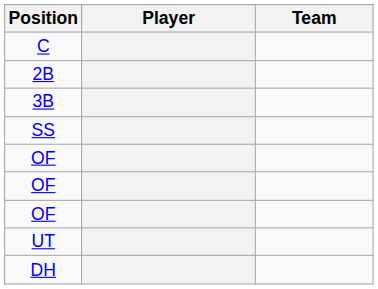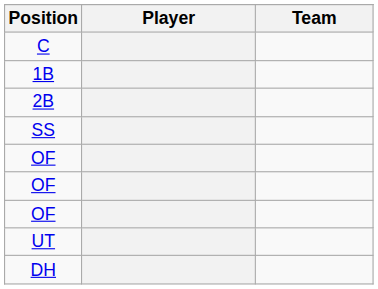+ row: (43, 74)
- row: (43, 102)
